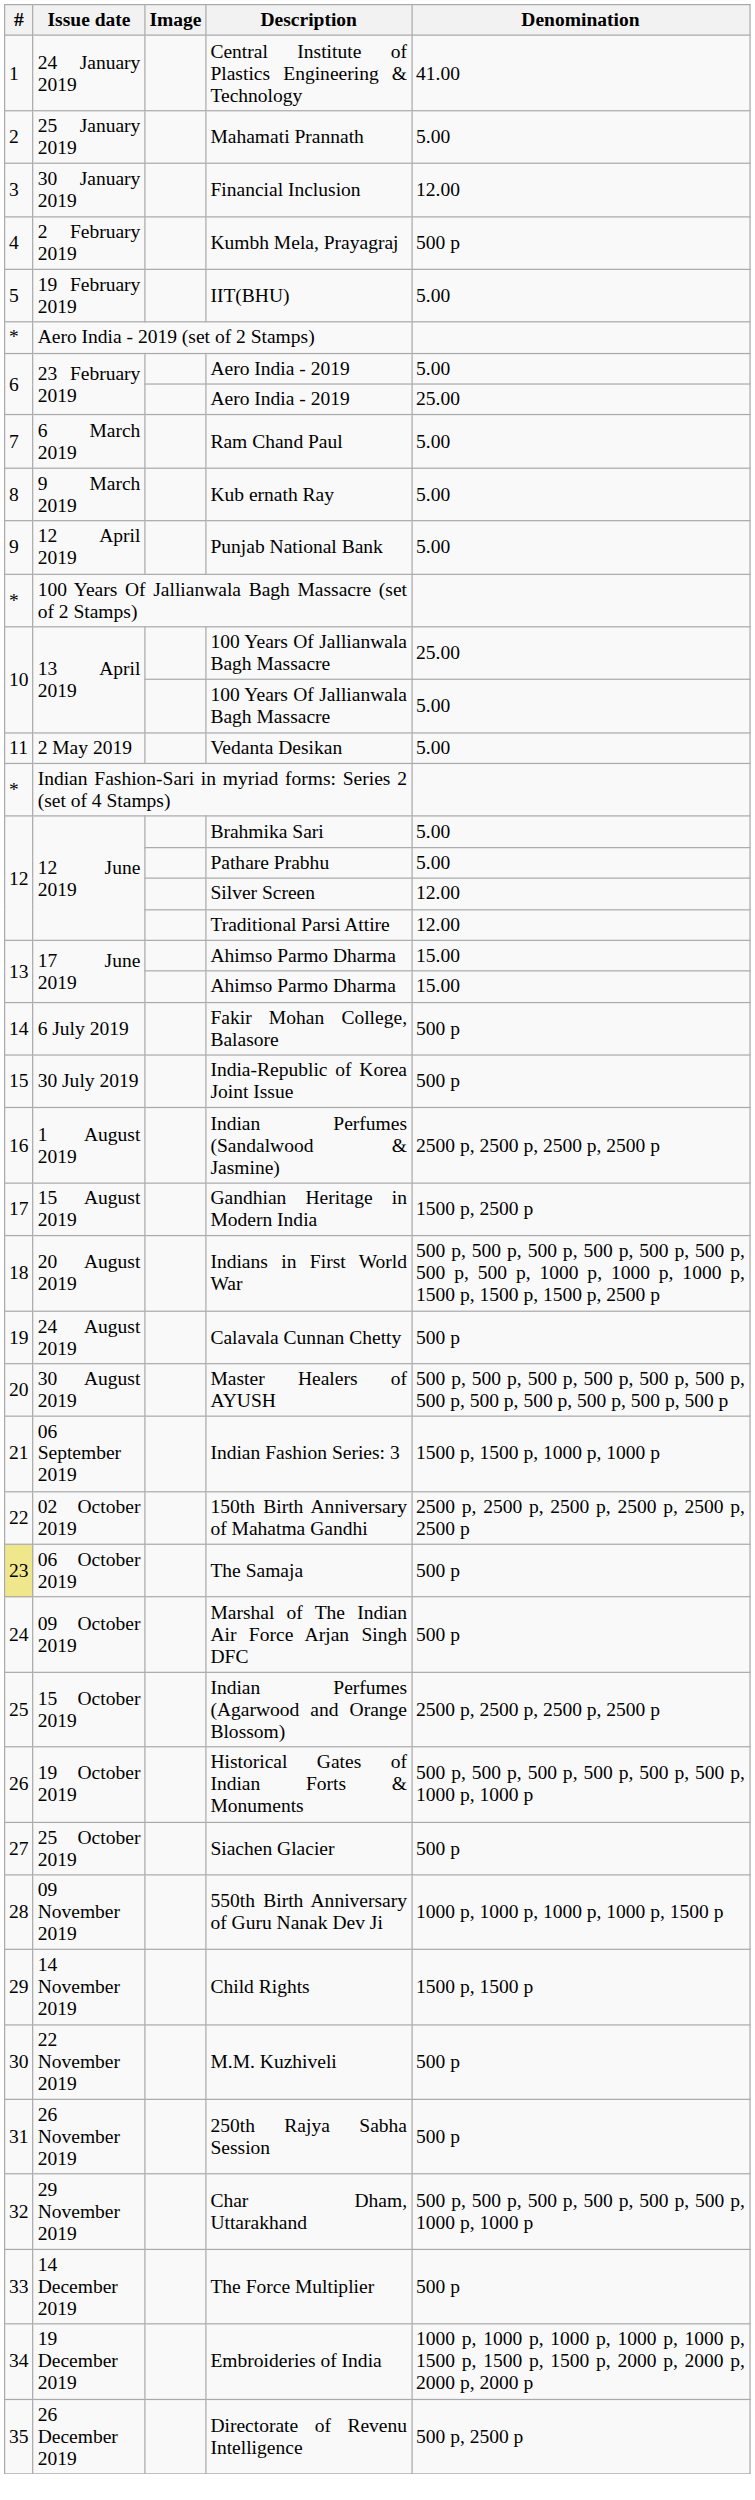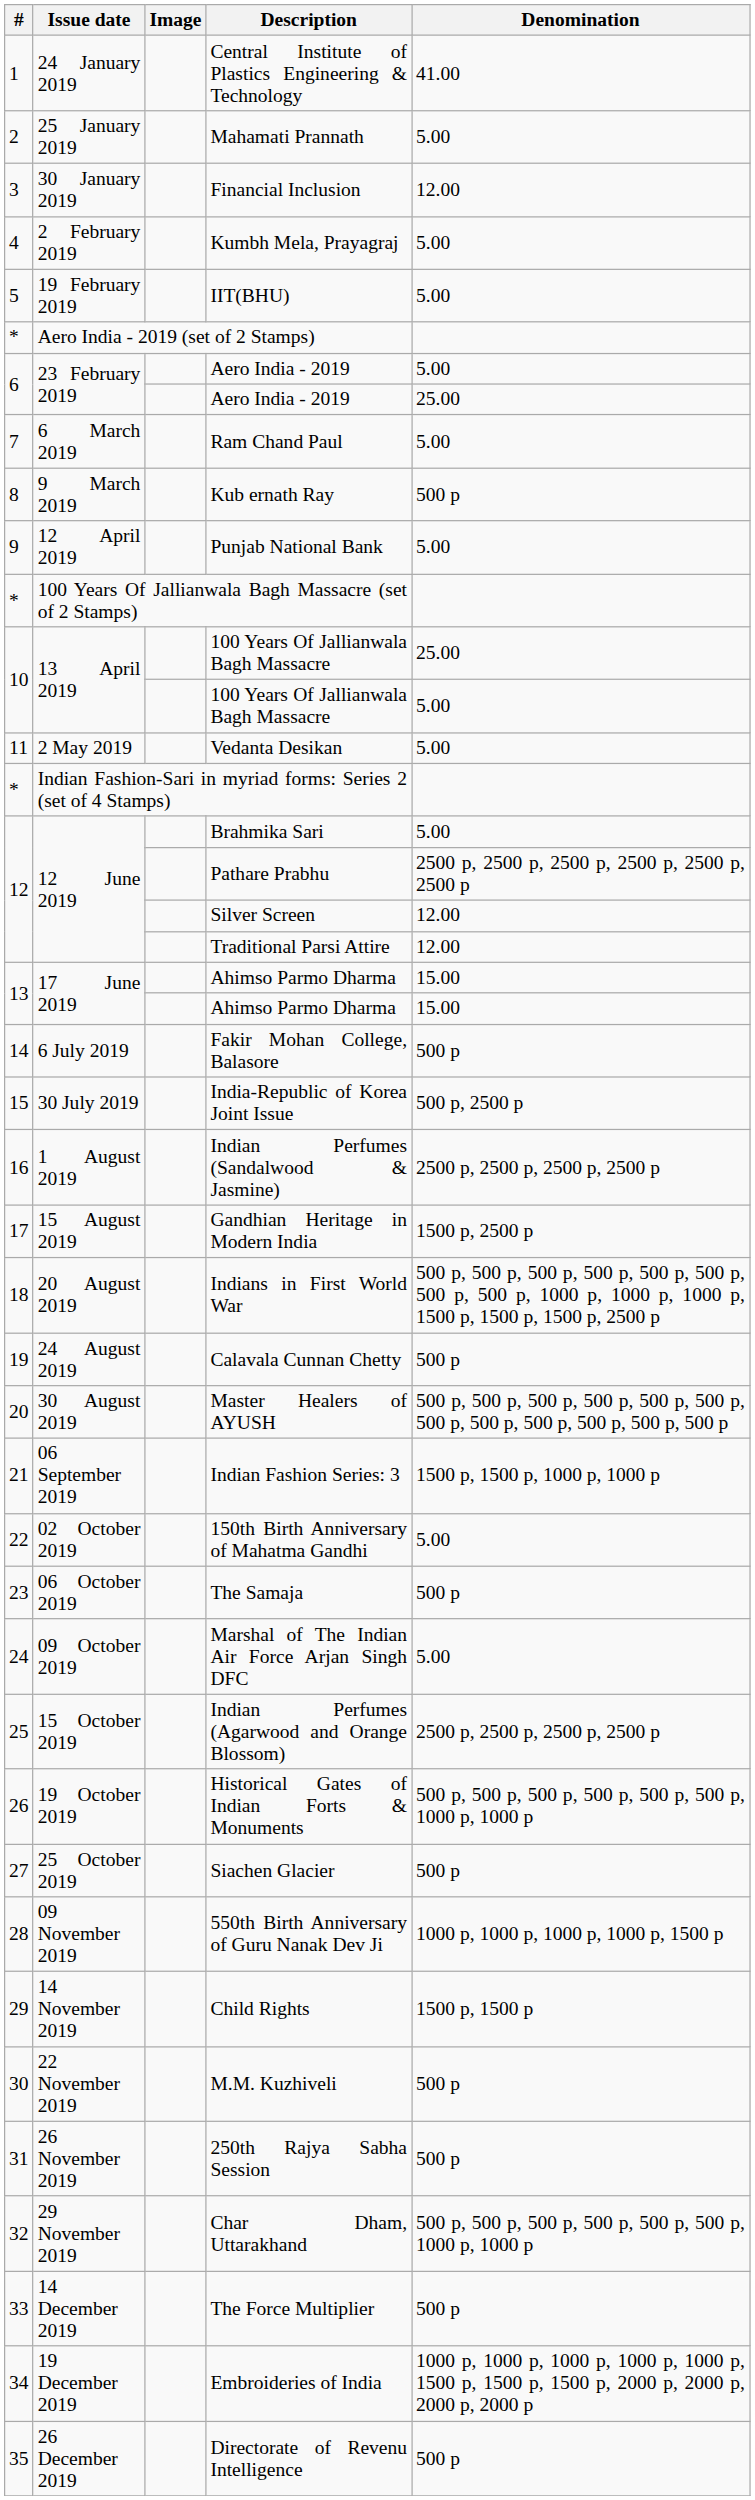(438, 242) 500 p -> (433, 242) 5.00
(433, 494) 5.00 -> (438, 494) 500 p
(433, 862) 5.00 -> (580, 873) 2500 p, 2500 p, 2500 p, 2500 p, 2500 p, 2500 p
(438, 1081) 500 p -> (470, 1103) 500 p, 2500 p
(580, 1517) 2500 p, 2500 p, 2500 p, 2500 p, 2500 p, 2500 p -> (433, 1539) 5.00
(19, 1570) khaki background -> (19, 1592) no background
(438, 1634) 500 p -> (433, 1656) 5.00
(470, 2436) 500 p, 2500 p -> (438, 2458) 500 p
